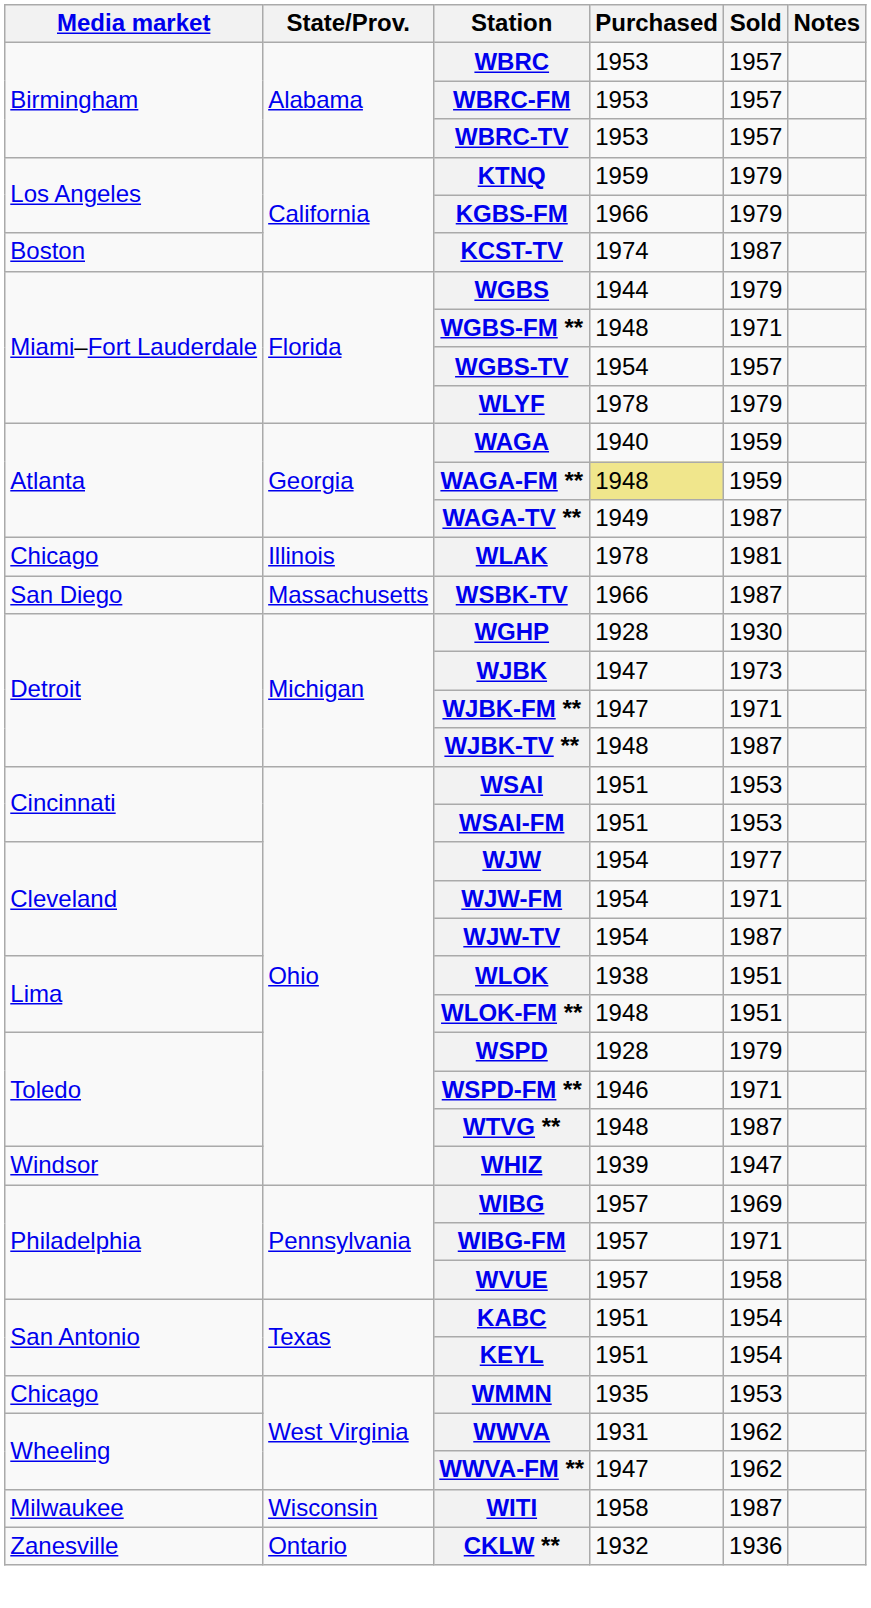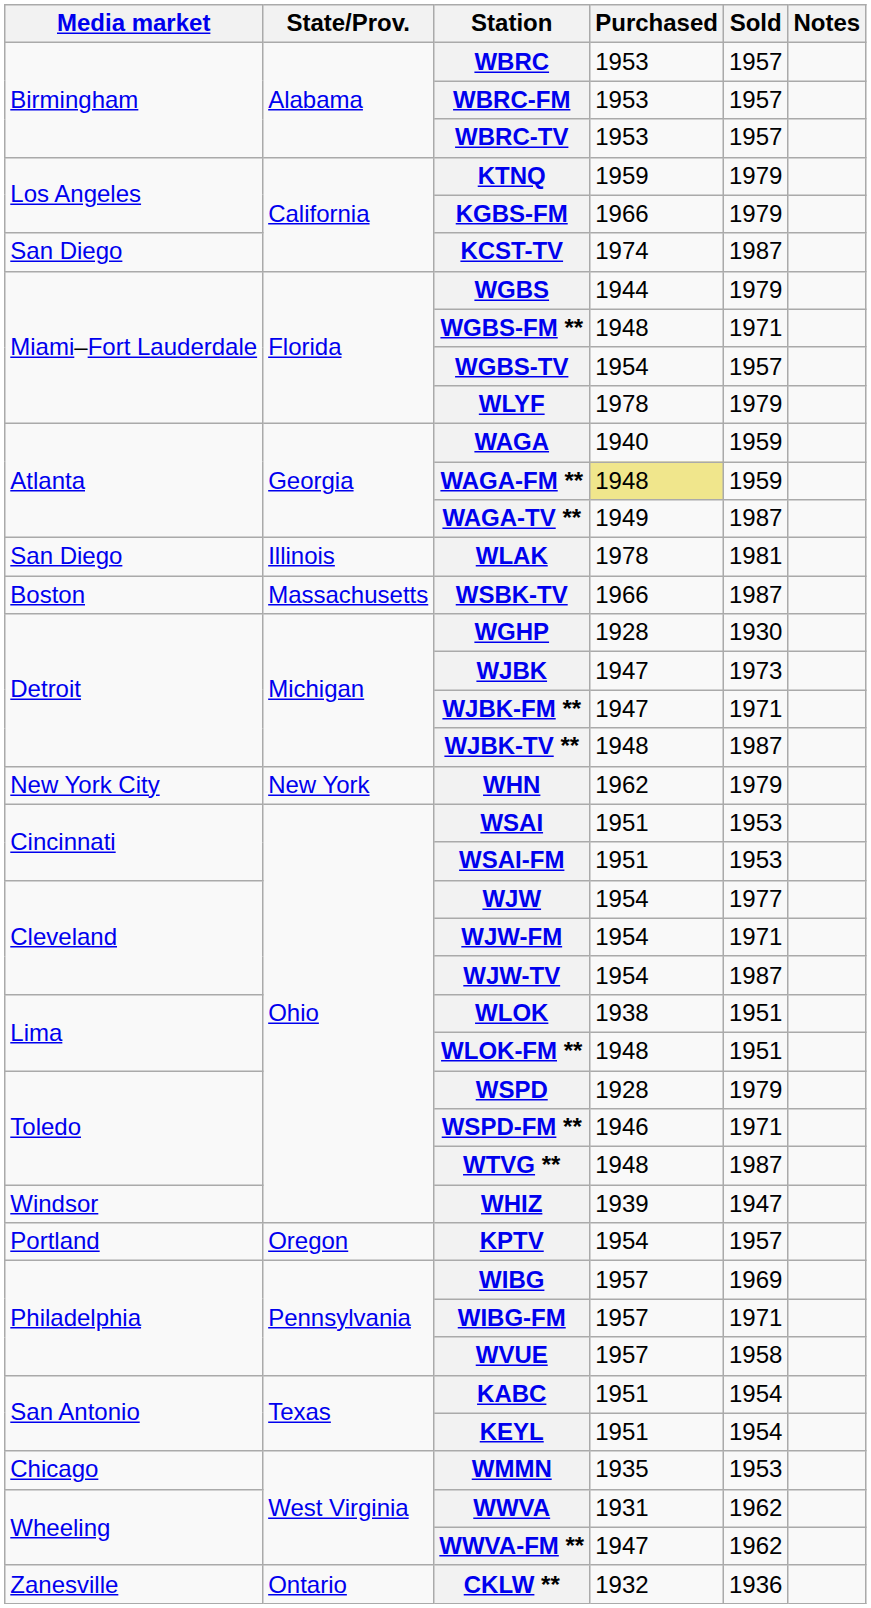(48, 251) Boston -> (66, 251) San Diego
(54, 556) Chicago -> (66, 556) San Diego
(66, 594) San Diego -> (48, 594) Boston
+ row: (512, 784)
+ row: (512, 1241)
- row: (512, 1507)
